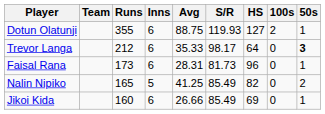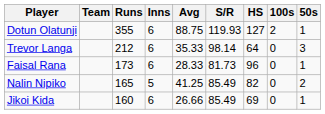(222, 48) 98.17 -> (222, 48) 98.14
(303, 48) bold -> (303, 48) normal
(189, 65) 28.31 -> (189, 65) 28.33
